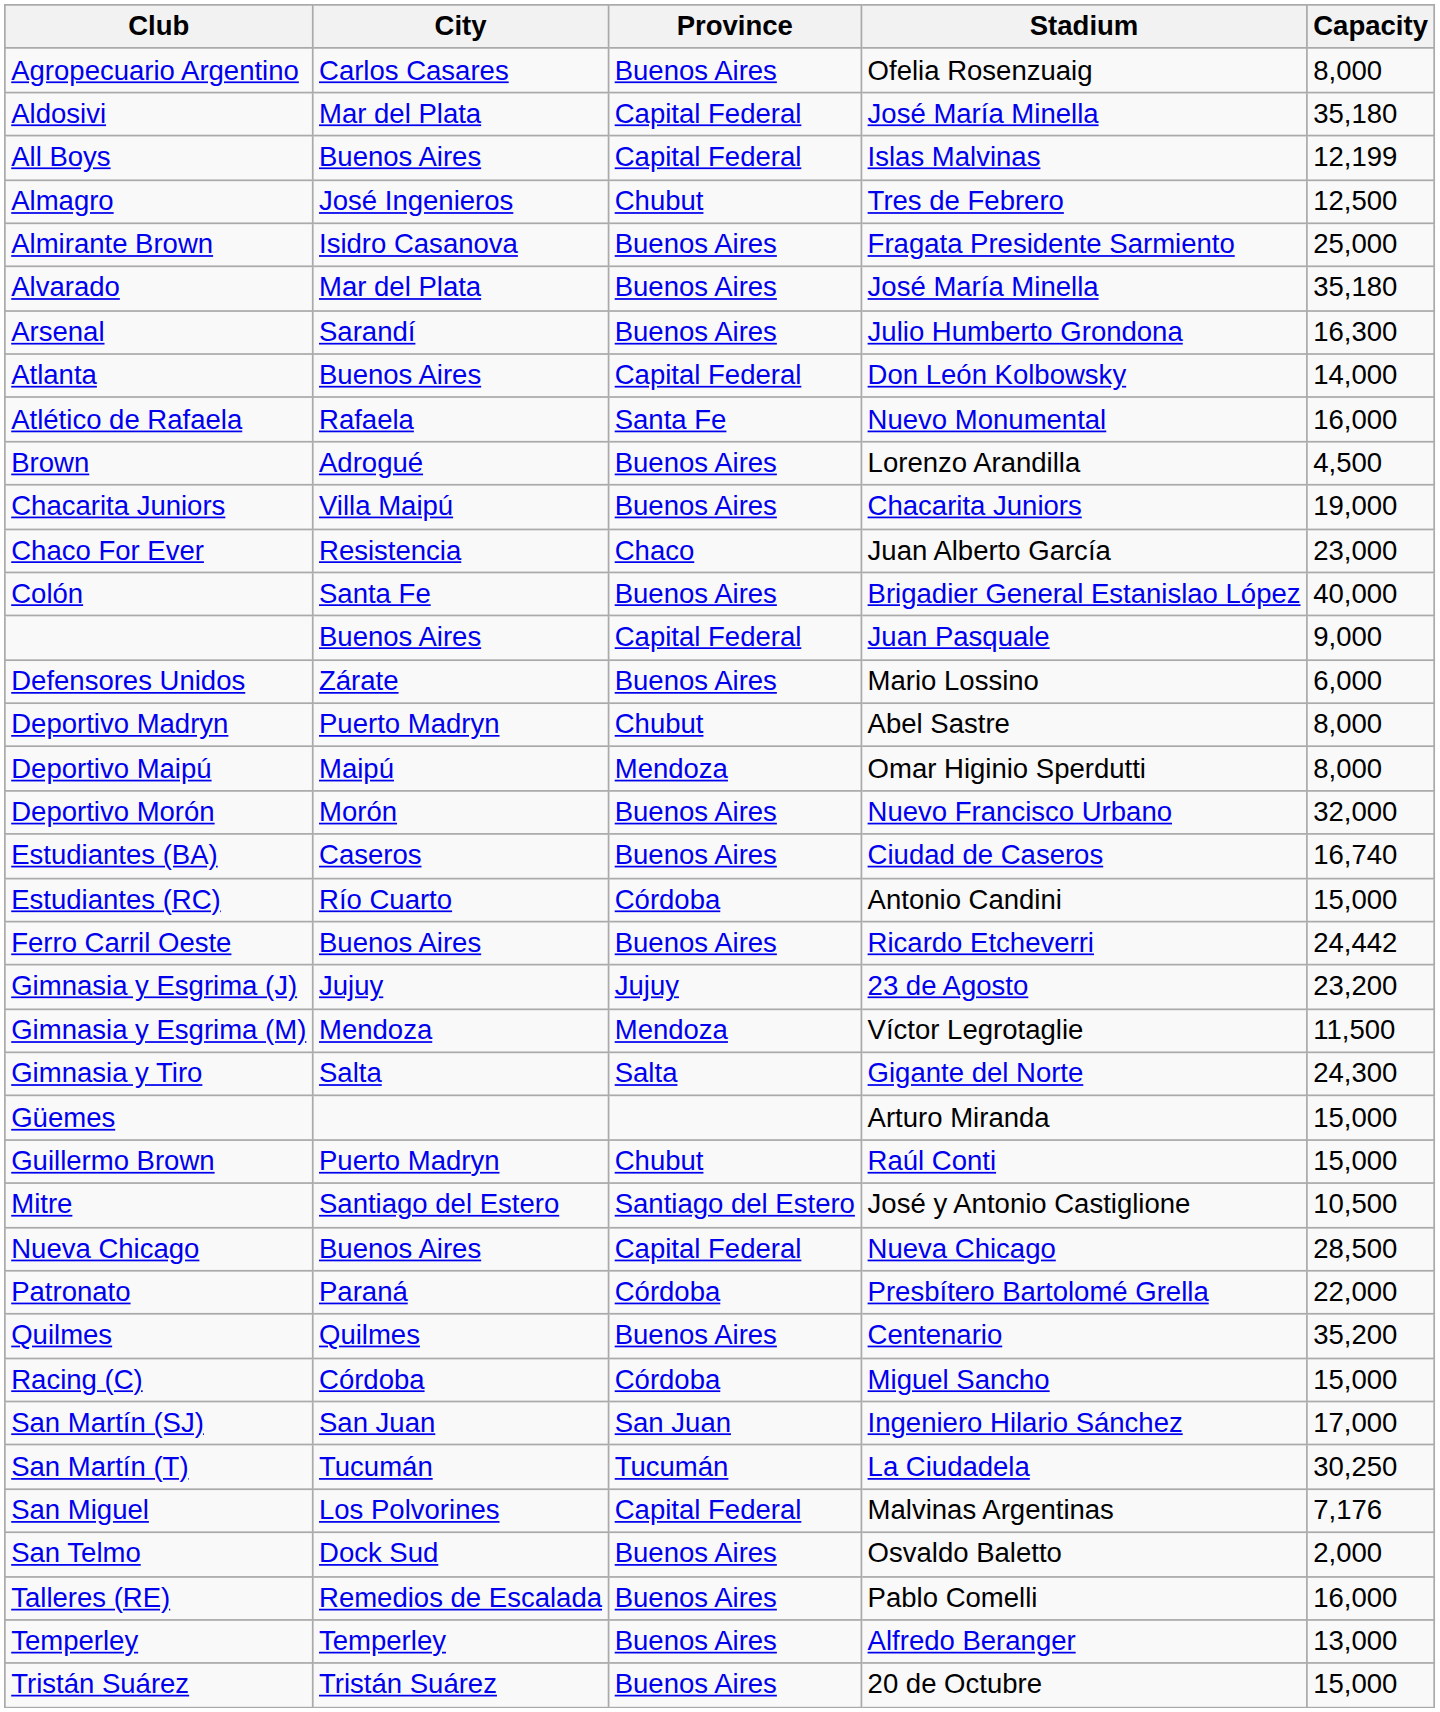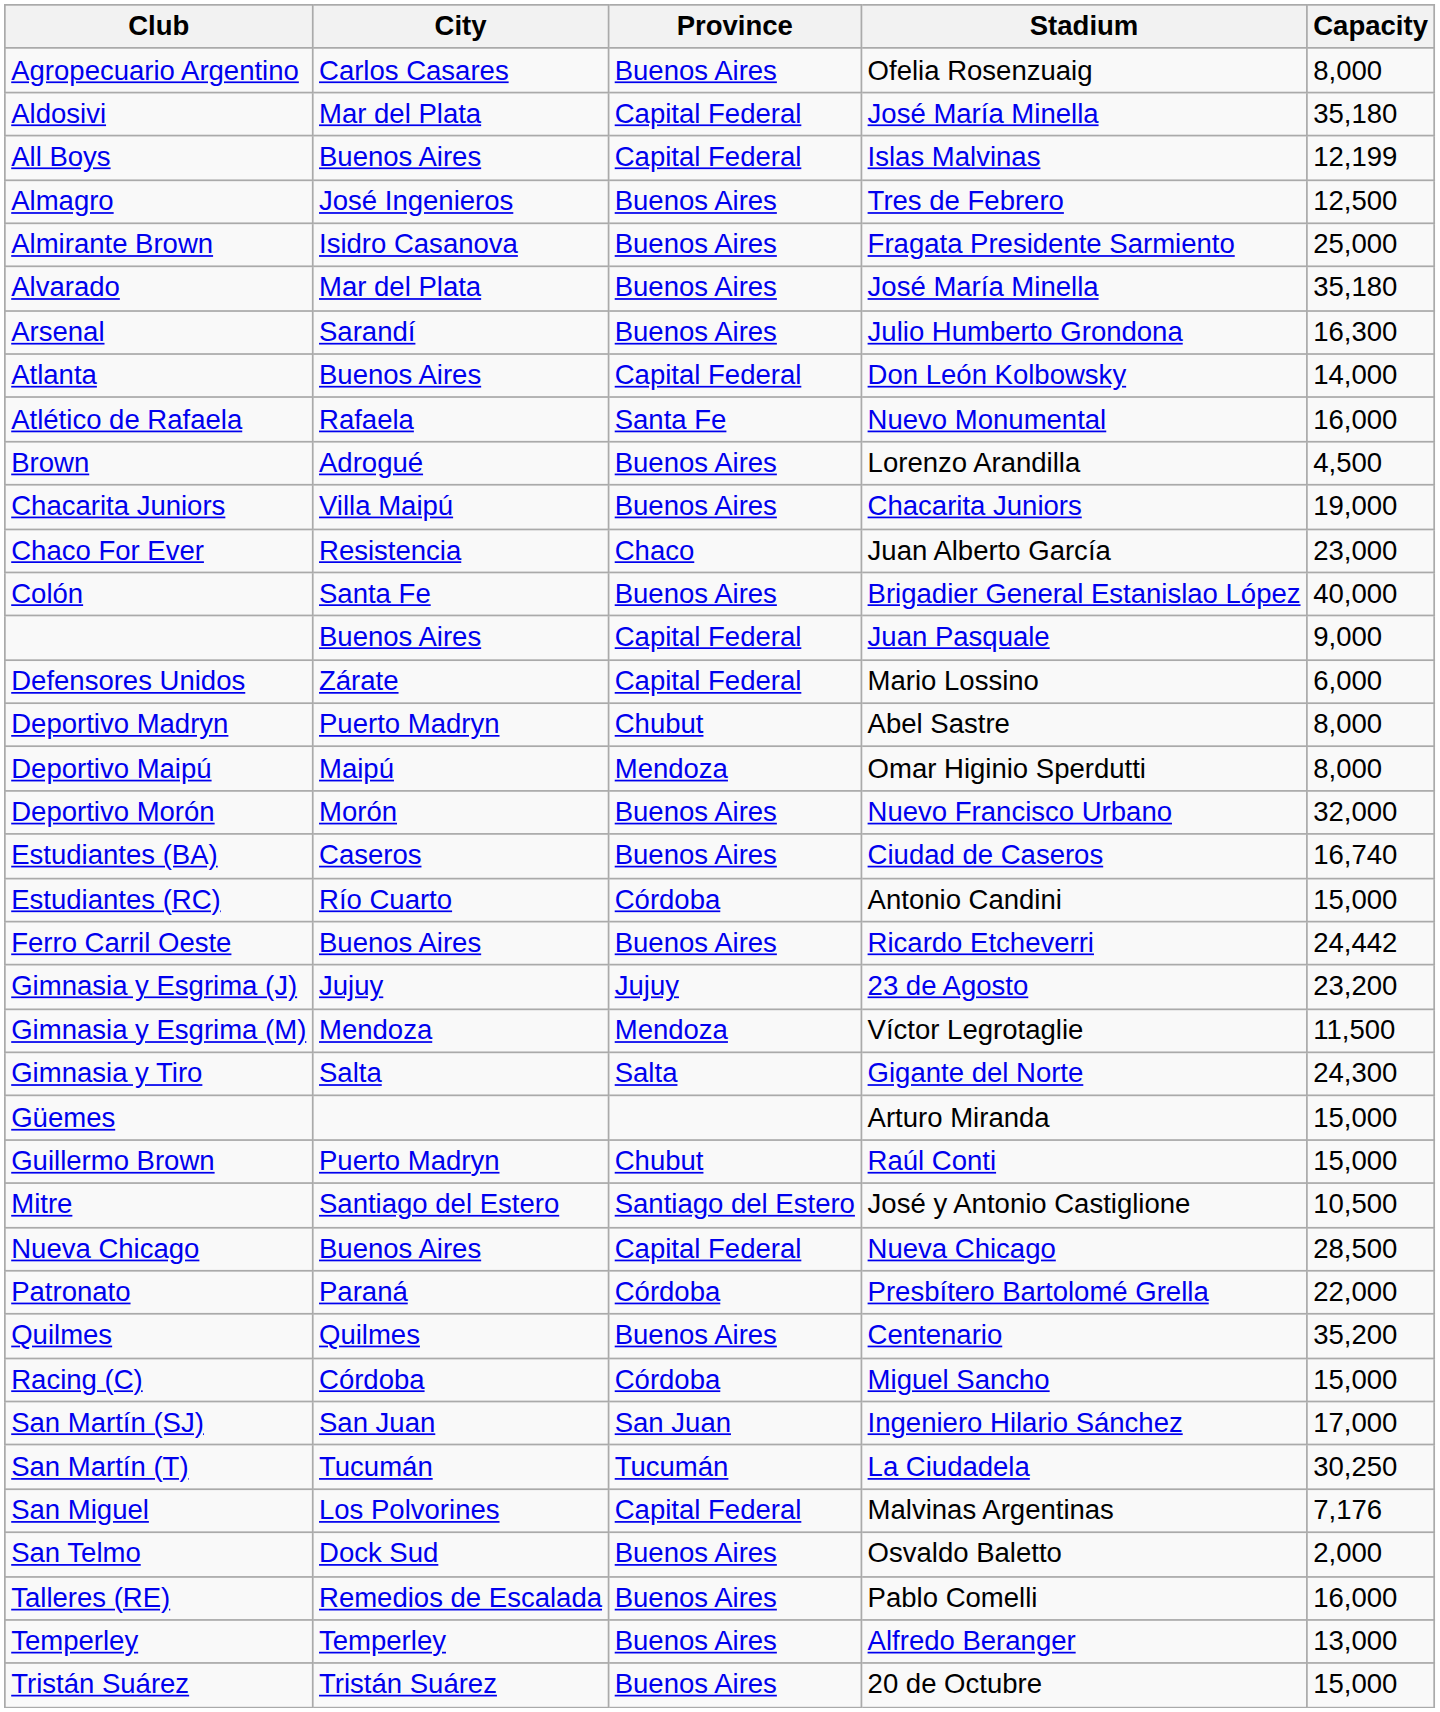(659, 200) Chubut -> (696, 200) Buenos Aires
(696, 680) Buenos Aires -> (708, 680) Capital Federal
